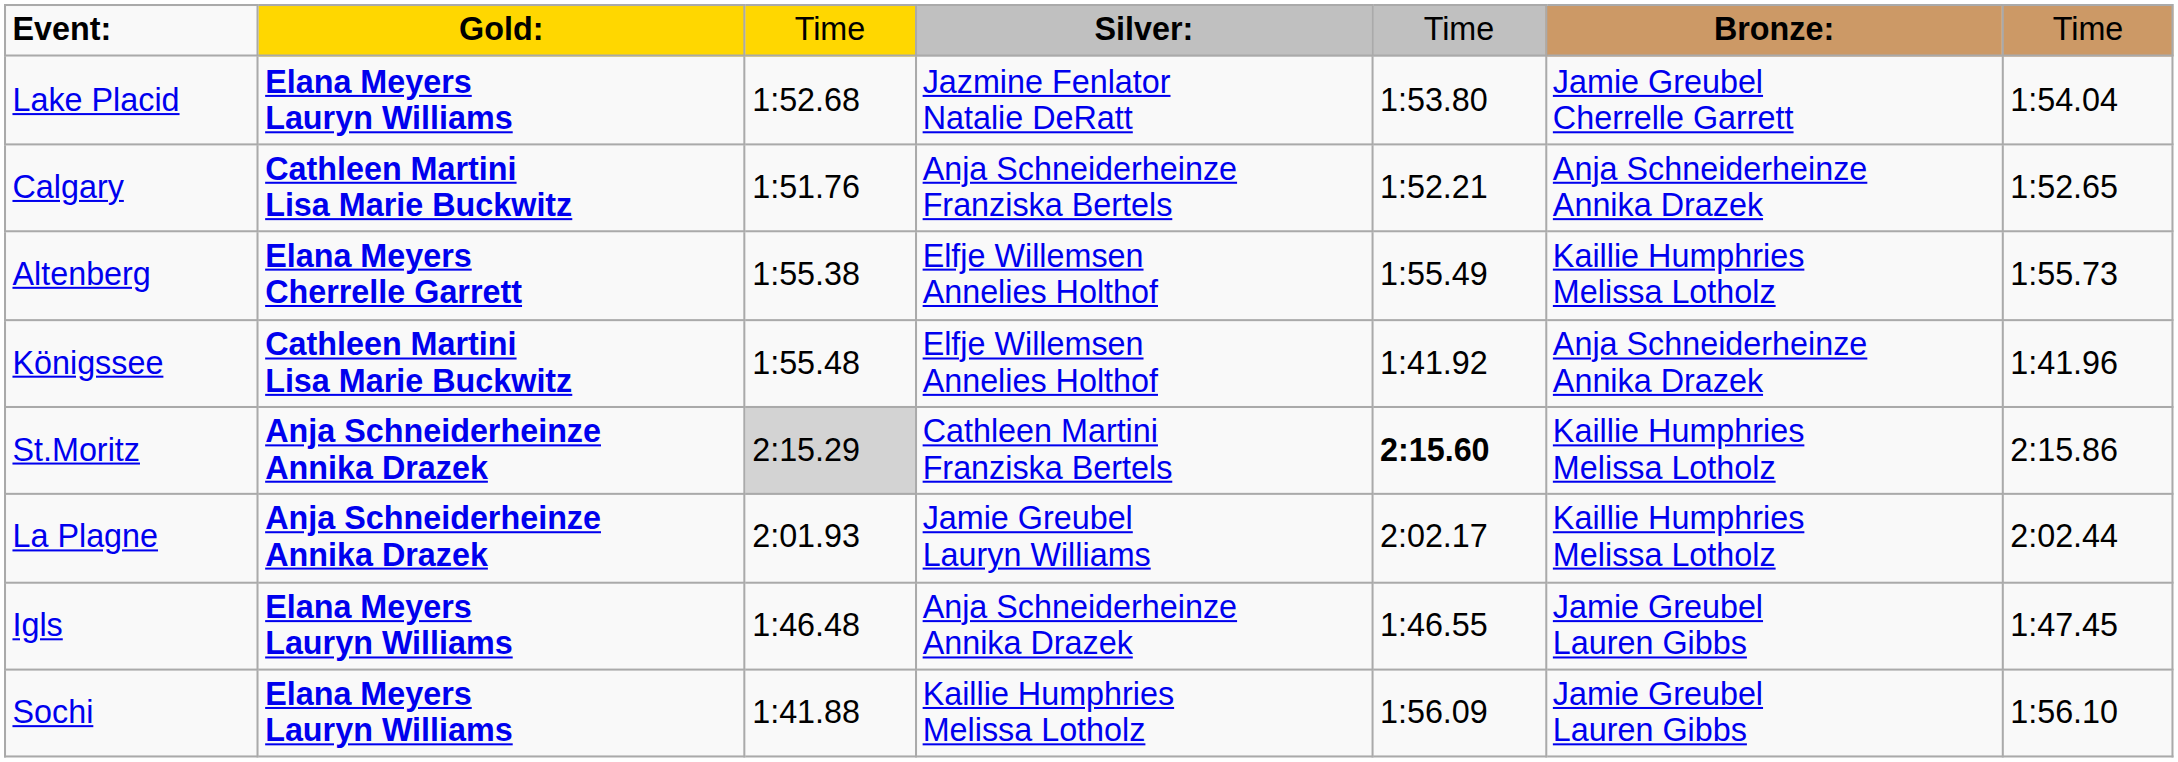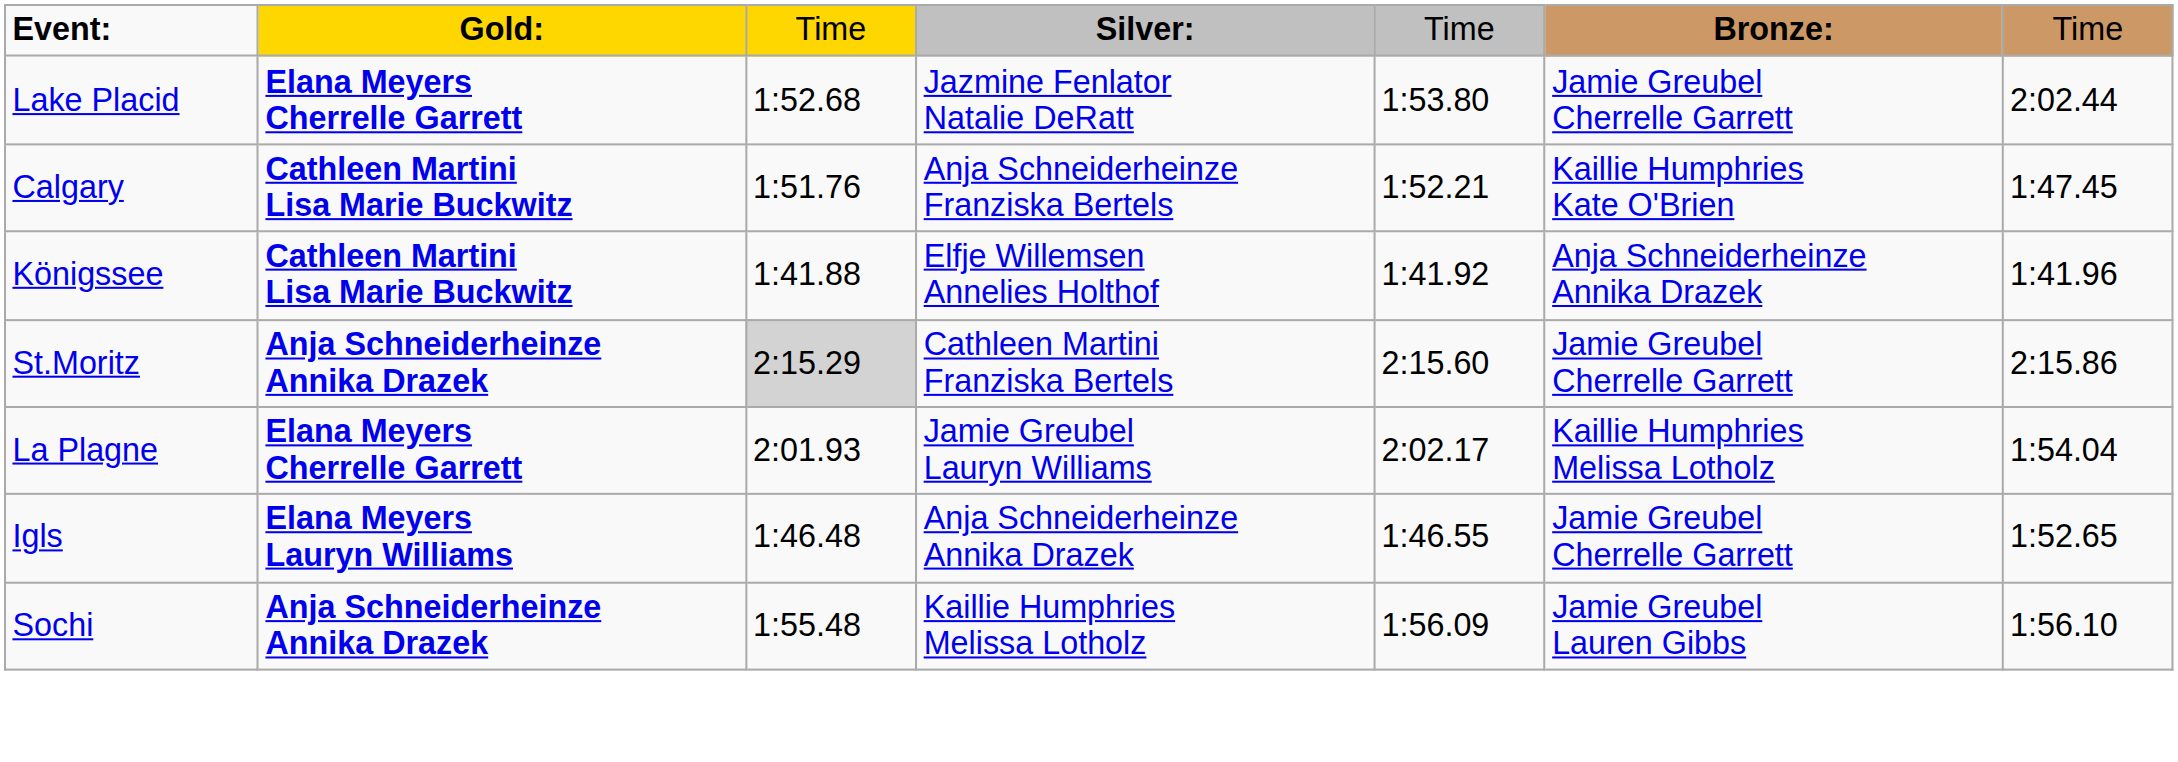(389, 99) Elana Meyers Lauryn Williams -> (394, 99) Elana Meyers Cherrelle Garrett
(2064, 99) 1:54.04 -> (2064, 99) 2:02.44
(1710, 187) Anja Schneiderheinze Annika Drazek -> (1678, 187) Kaillie Humphries Kate O'Brien
(2064, 187) 1:52.65 -> (2064, 187) 1:47.45
- row: (82, 274)
(806, 362) 1:55.48 -> (807, 274) 1:41.88
(1435, 450) bold -> (1435, 362) normal
(1679, 450) Kaillie Humphries Melissa Lotholz -> (1672, 362) Jamie Greubel Cherrelle Garrett
(433, 537) Anja Schneiderheinze Annika Drazek -> (394, 450) Elana Meyers Cherrelle Garrett
(2064, 537) 2:02.44 -> (2064, 450) 1:54.04
(1658, 625) Jamie Greubel Lauren Gibbs -> (1672, 537) Jamie Greubel Cherrelle Garrett
(2064, 625) 1:47.45 -> (2064, 537) 1:52.65
(389, 712) Elana Meyers Lauryn Williams -> (433, 625) Anja Schneiderheinze Annika Drazek
(806, 712) 1:41.88 -> (807, 625) 1:55.48
